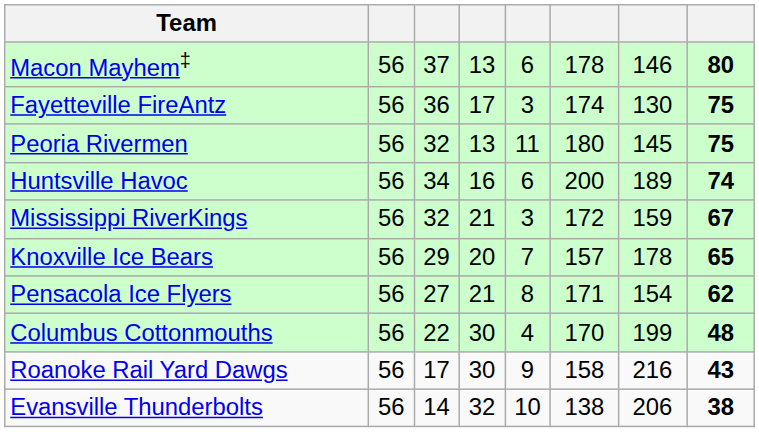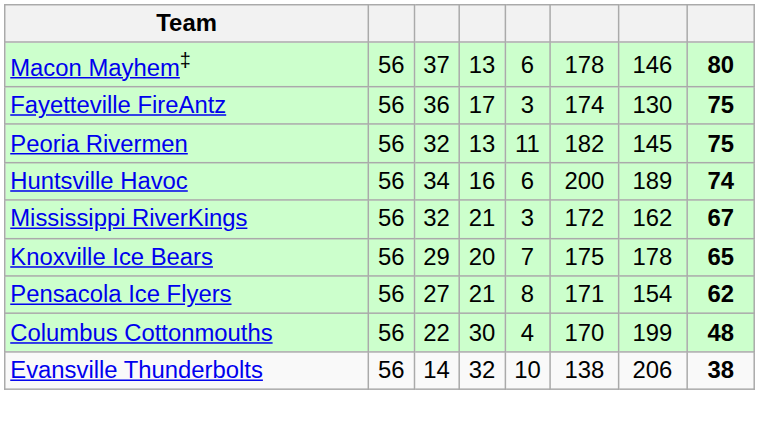(584, 143) 180 -> (584, 143) 182
(652, 218) 159 -> (652, 218) 162
(584, 256) 157 -> (584, 256) 175
- row: (149, 370)
